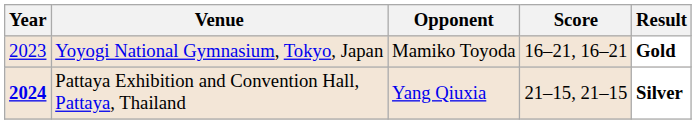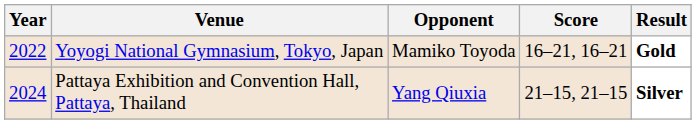(28, 51) 2023 -> (28, 51) 2022
(28, 93) bold -> (28, 93) normal
